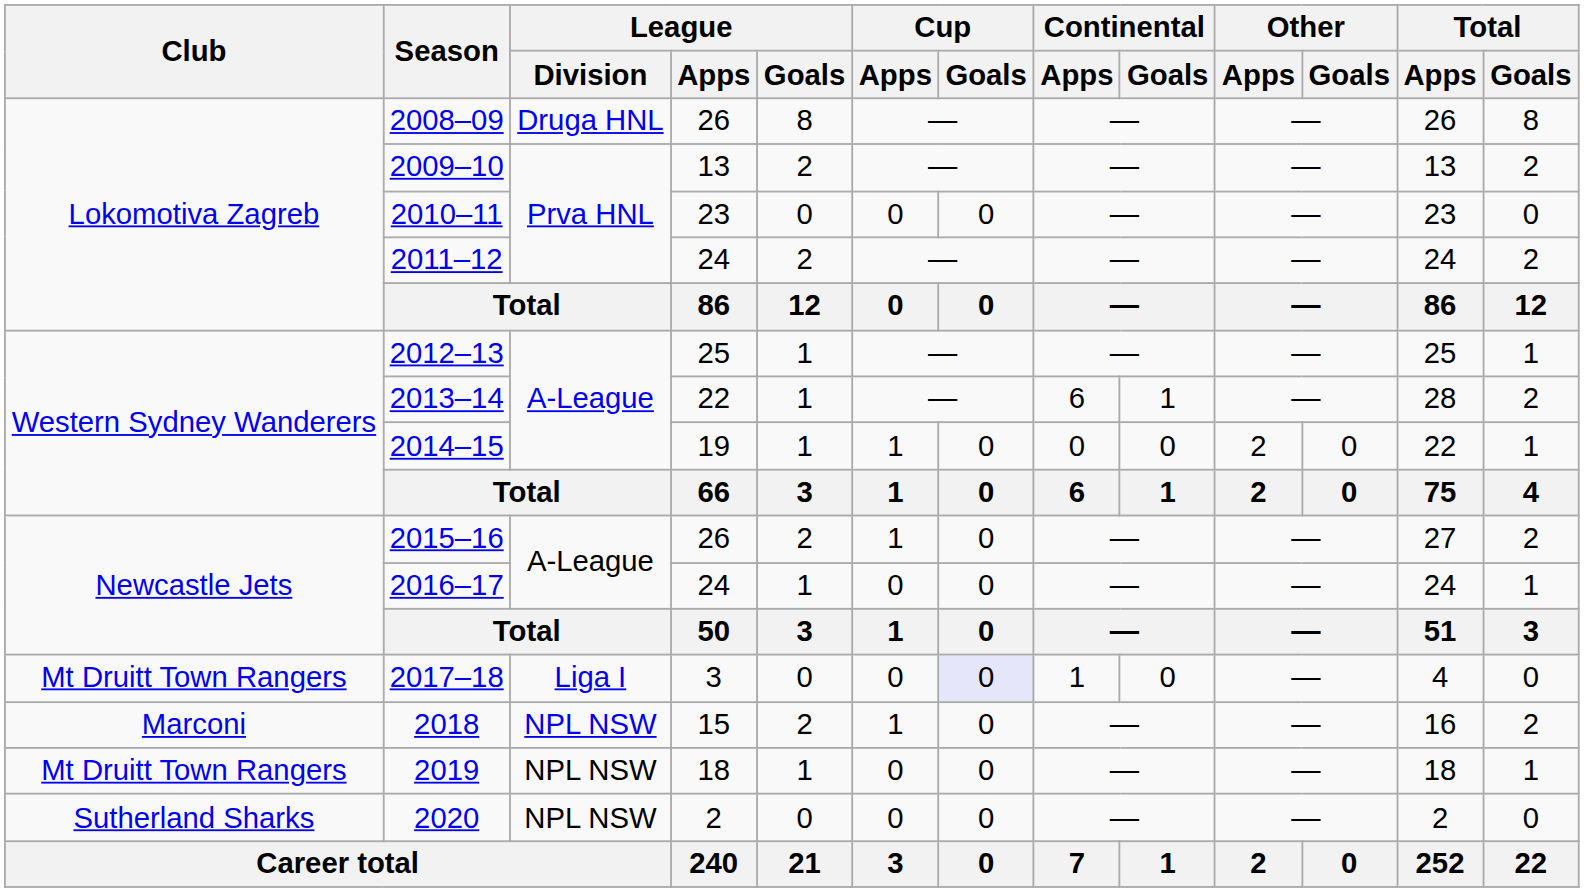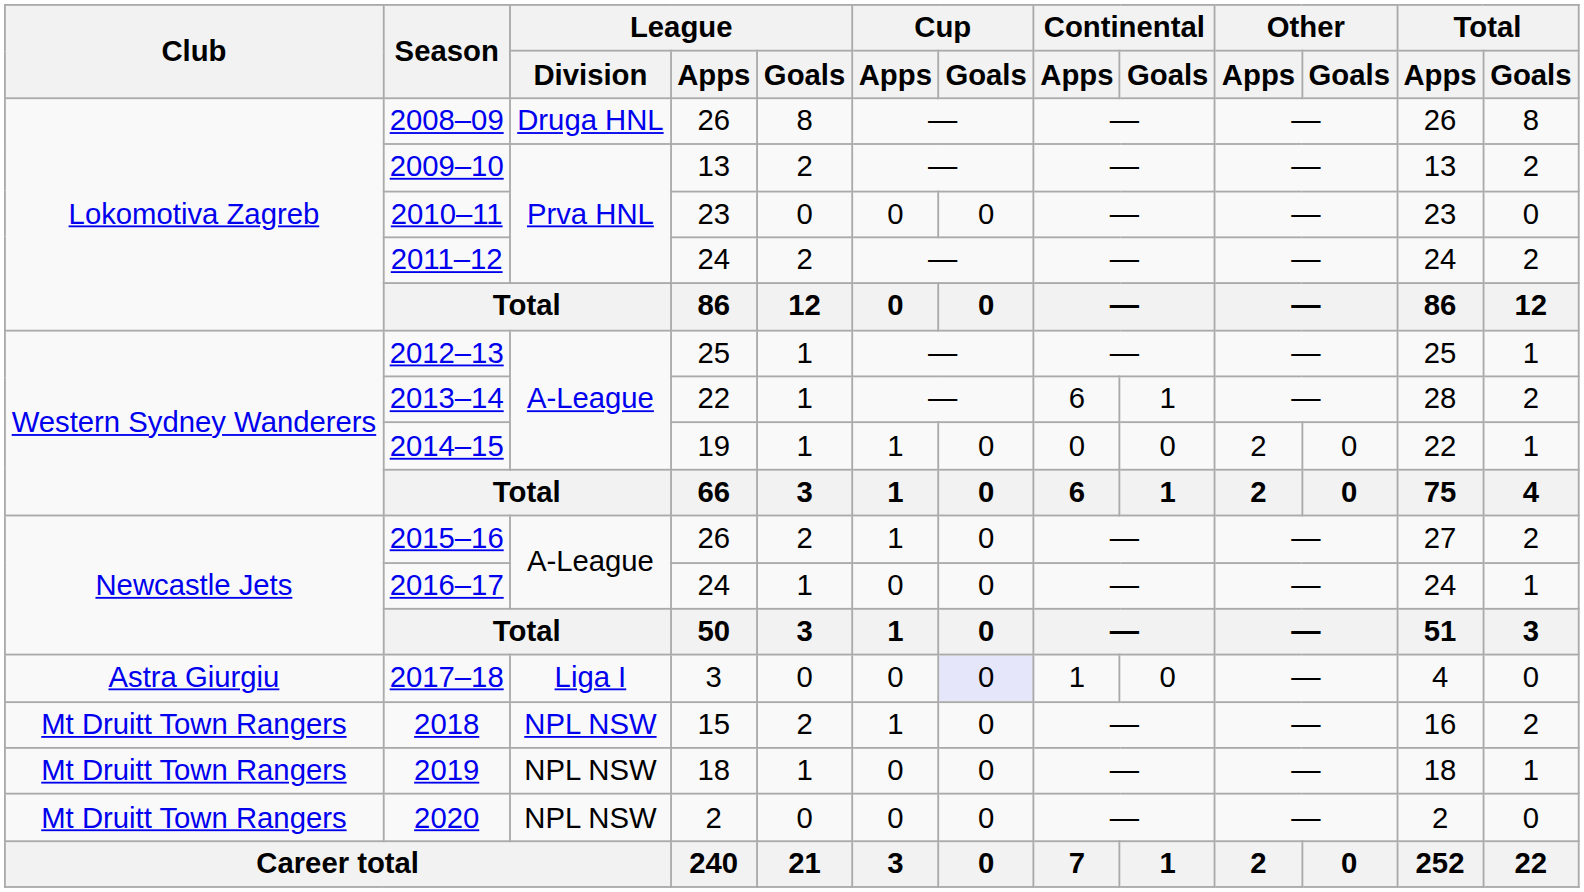(194, 677) Mt Druitt Town Rangers -> (194, 677) Astra Giurgiu
(194, 724) Marconi -> (194, 724) Mt Druitt Town Rangers
(194, 817) Sutherland Sharks -> (194, 817) Mt Druitt Town Rangers
